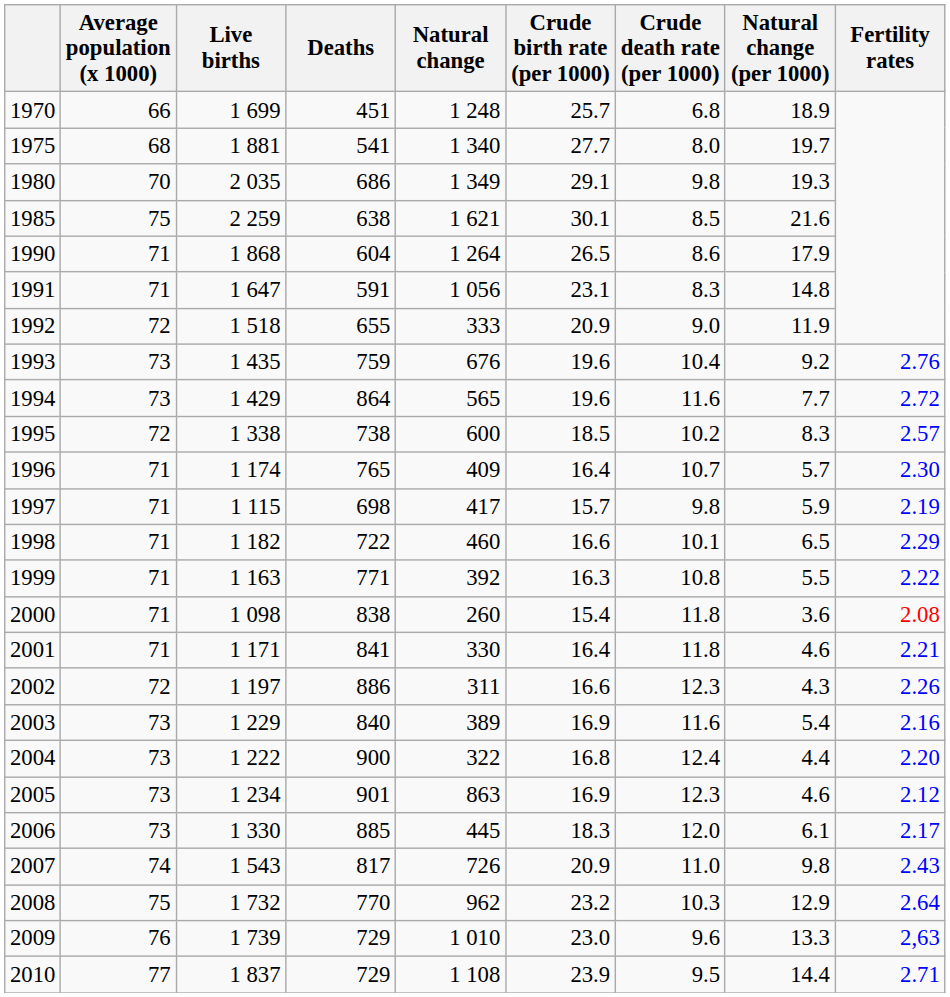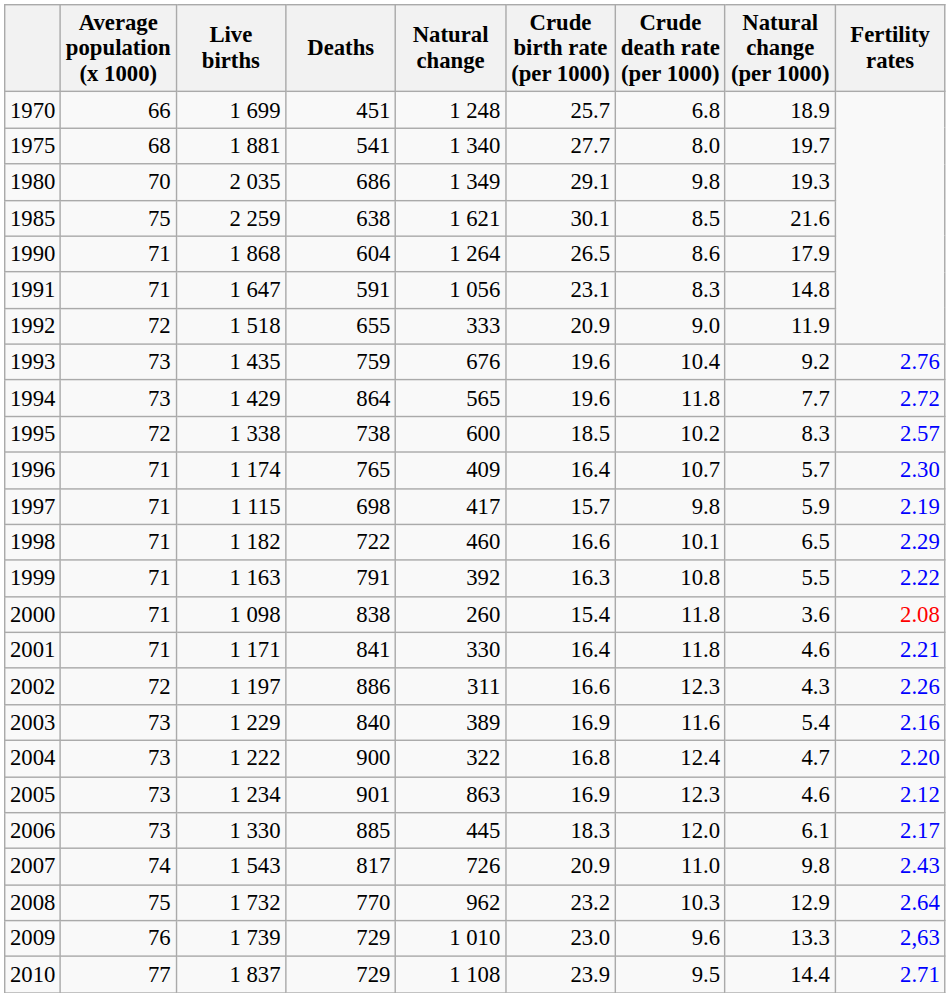(701, 397) 11.6 -> (701, 397) 11.8
(373, 578) 771 -> (373, 578) 791
(816, 758) 4.4 -> (816, 758) 4.7
